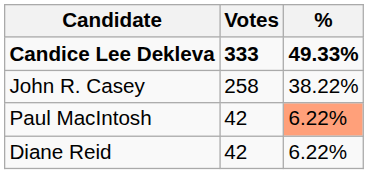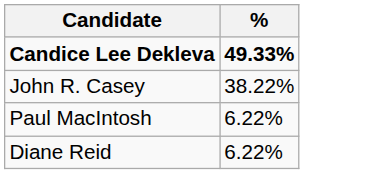- column: (252, 20)
(318, 119) lightsalmon background -> (254, 119) no background
